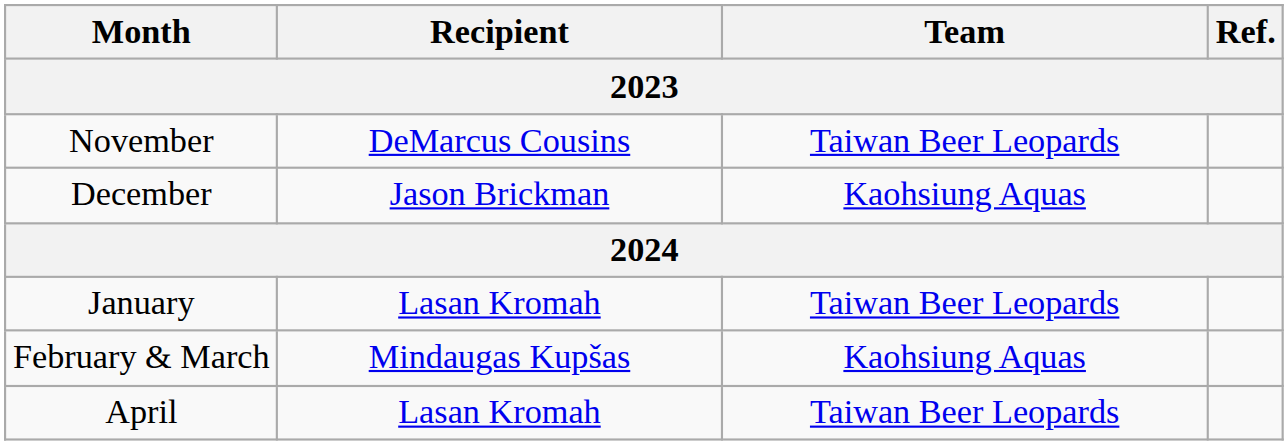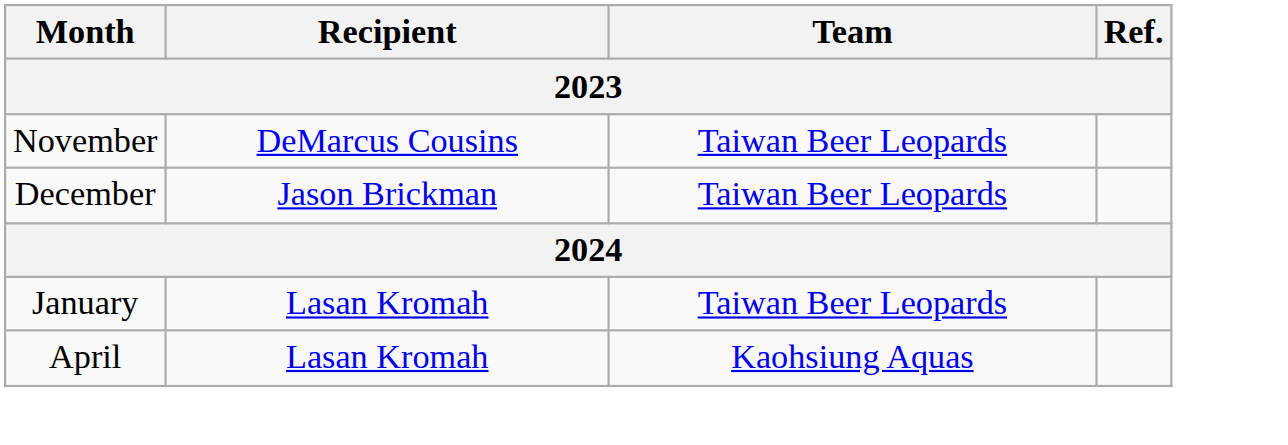(965, 194) Kaohsiung Aquas -> (852, 194) Taiwan Beer Leopards
- row: (141, 357)
(965, 411) Taiwan Beer Leopards -> (852, 357) Kaohsiung Aquas
